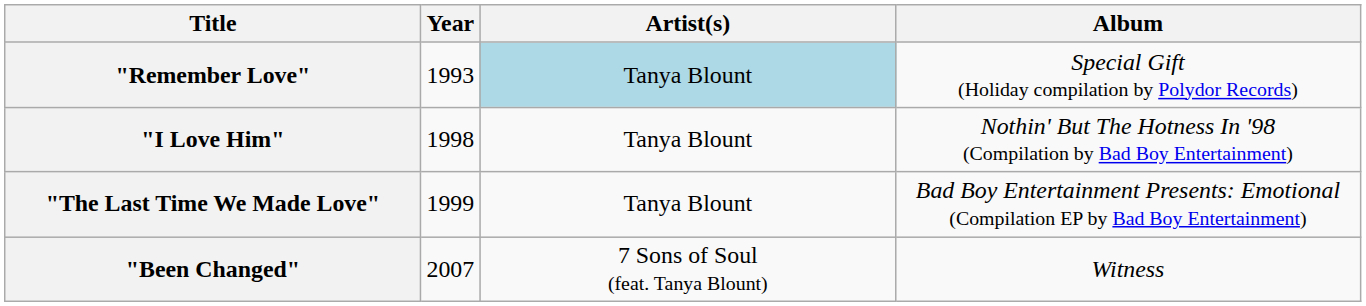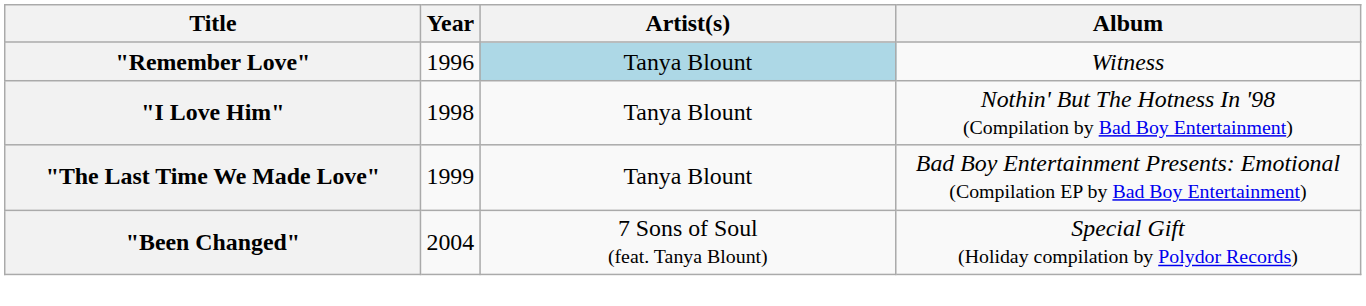(450, 74) 1993 -> (450, 61) 1996
(1128, 74) Special Gift (Holiday compilation by Polydor Records) -> (1128, 61) Witness
(450, 268) 2007 -> (450, 241) 2004
(1128, 268) Witness -> (1128, 241) Special Gift (Holiday compilation by Polydor Records)
